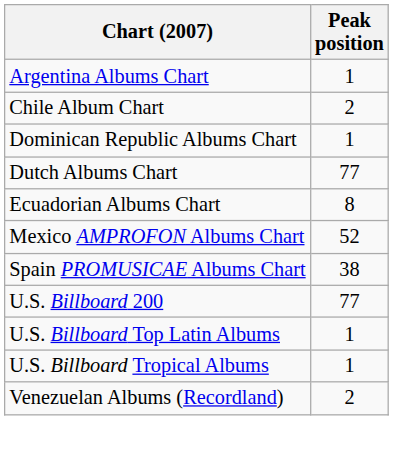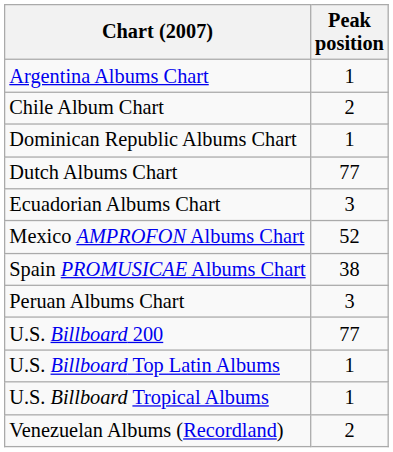(349, 204) 8 -> (349, 204) 3
+ row: (97, 301)
